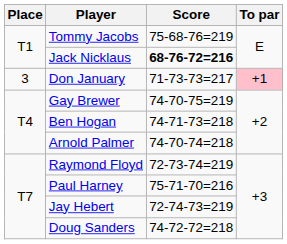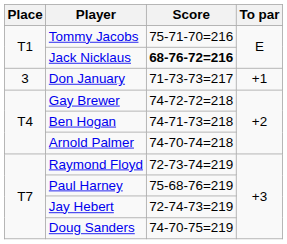(191, 36) 75-68-76=219 -> (191, 36) 75-71-70=216
(259, 79) pink background -> (259, 79) no background
(191, 100) 74-70-75=219 -> (191, 100) 74-72-72=218
(191, 185) 75-71-70=216 -> (191, 185) 75-68-76=219
(191, 228) 74-72-72=218 -> (191, 228) 74-70-75=219
